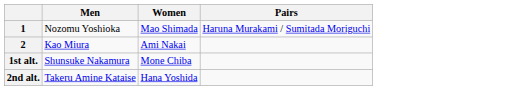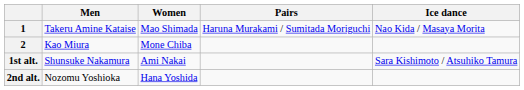+ column: (446, 12)
(82, 28) Nozomu Yoshioka -> (90, 28) Takeru Amine Kataise
(163, 45) Ami Nakai -> (166, 45) Mone Chiba
(166, 61) Mone Chiba -> (163, 61) Ami Nakai
(90, 77) Takeru Amine Kataise -> (82, 77) Nozomu Yoshioka
